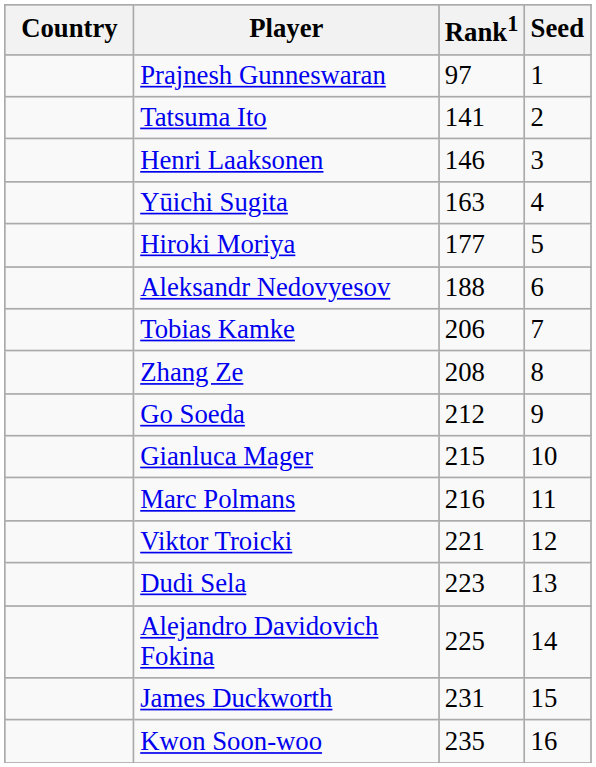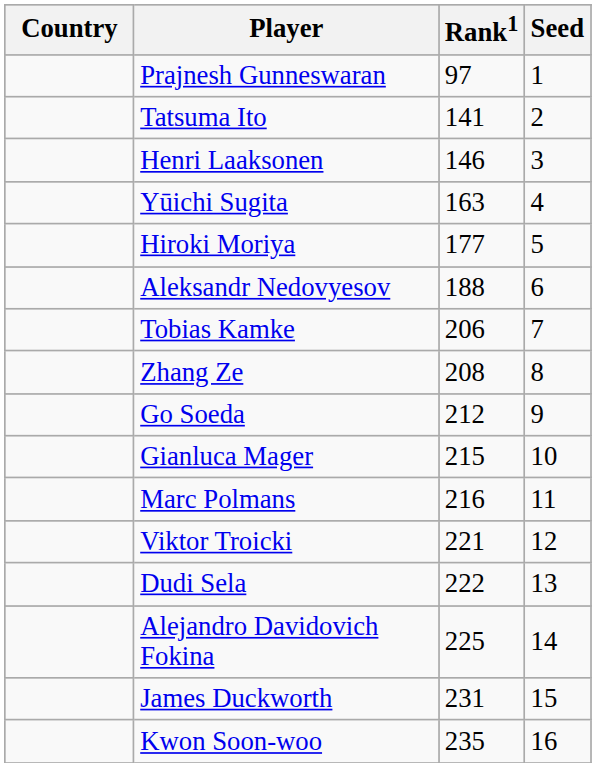(465, 583) 223 -> (465, 583) 222
